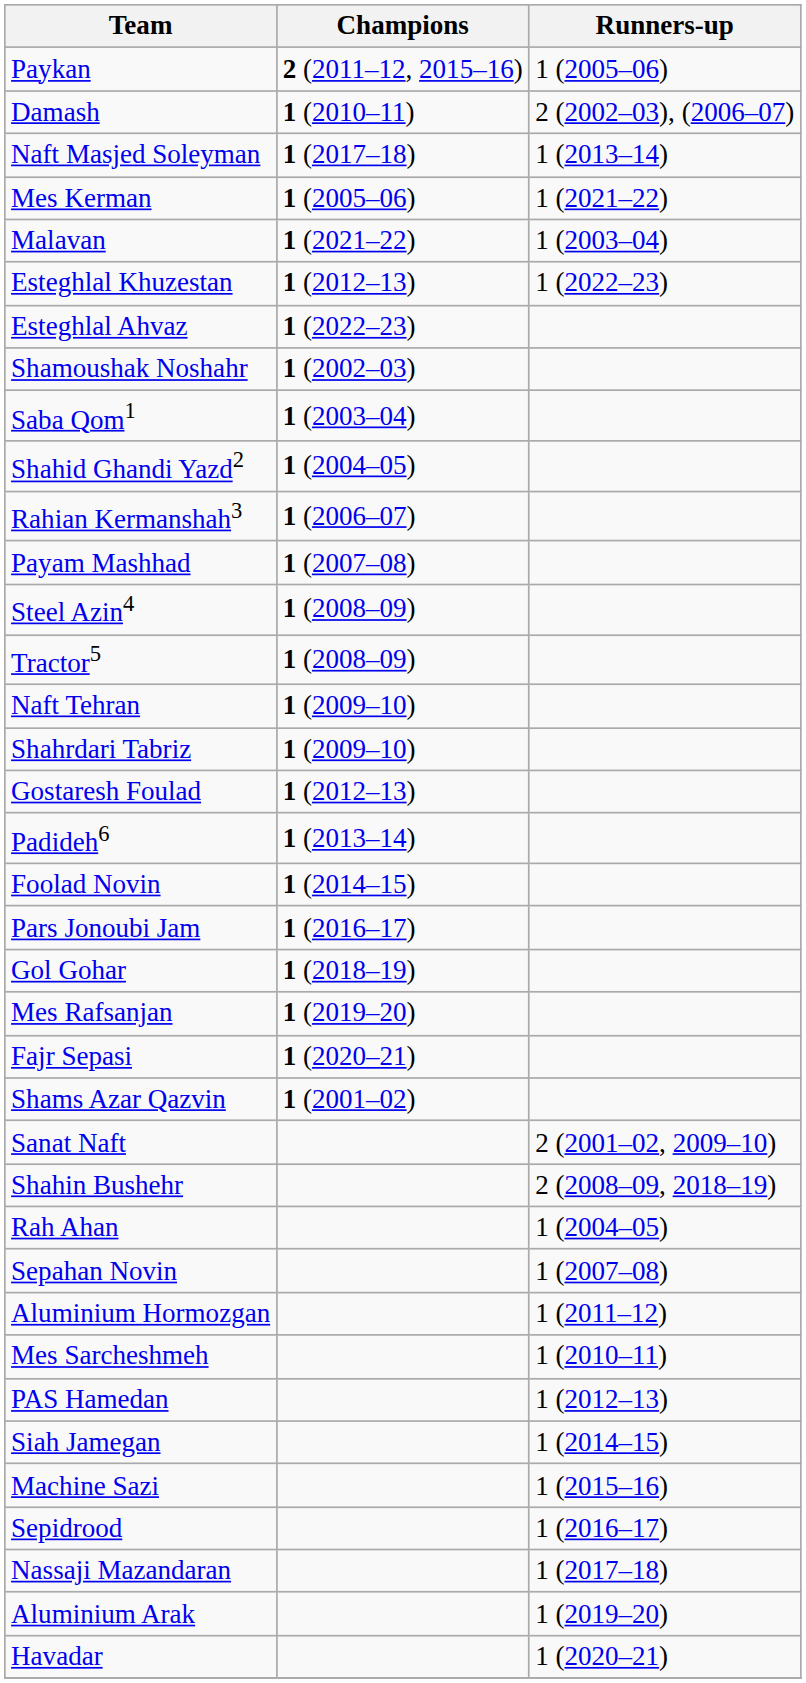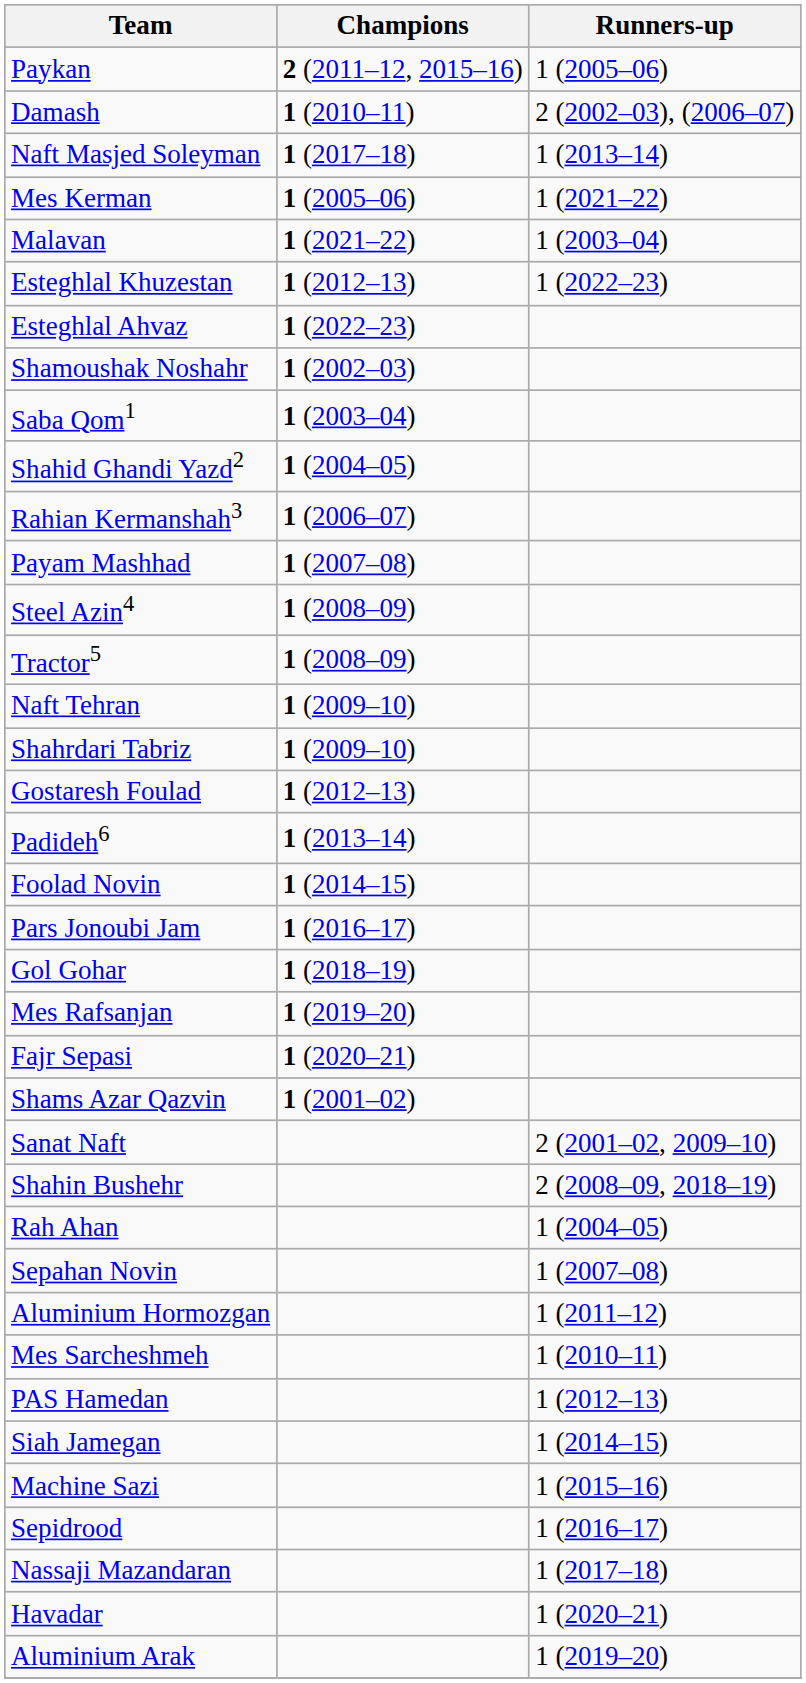rows swapped: (103, 1613) <-> (57, 1656)
